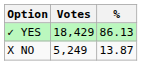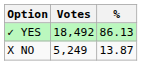(74, 32) 18,429 -> (74, 32) 18,492
